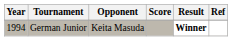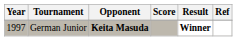(16, 28) 1994 -> (16, 28) 1997
(118, 28) normal -> (120, 28) bold
